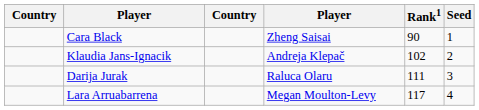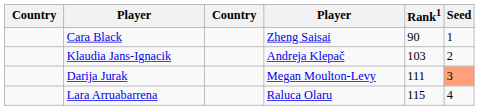(416, 56) 102 -> (416, 56) 103
(299, 76) Raluca Olaru -> (321, 76) Megan Moulton-Levy
(450, 76) no background -> (450, 76) lightsalmon background
(321, 95) Megan Moulton-Levy -> (299, 95) Raluca Olaru
(416, 95) 117 -> (416, 95) 115
